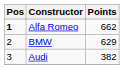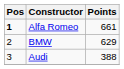(109, 26) 662 -> (109, 26) 661
(109, 56) 382 -> (109, 56) 388
